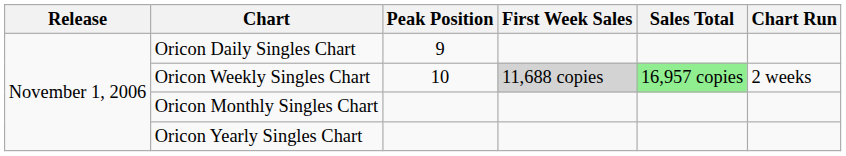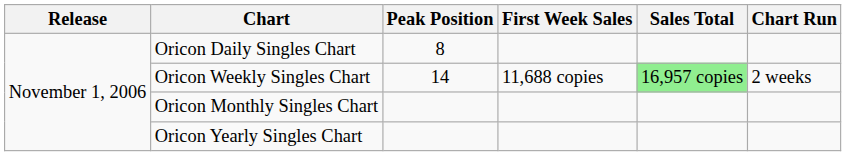(440, 48) 9 -> (440, 48) 8
(440, 77) 10 -> (440, 77) 14
(553, 77) lightgrey background -> (553, 77) no background
